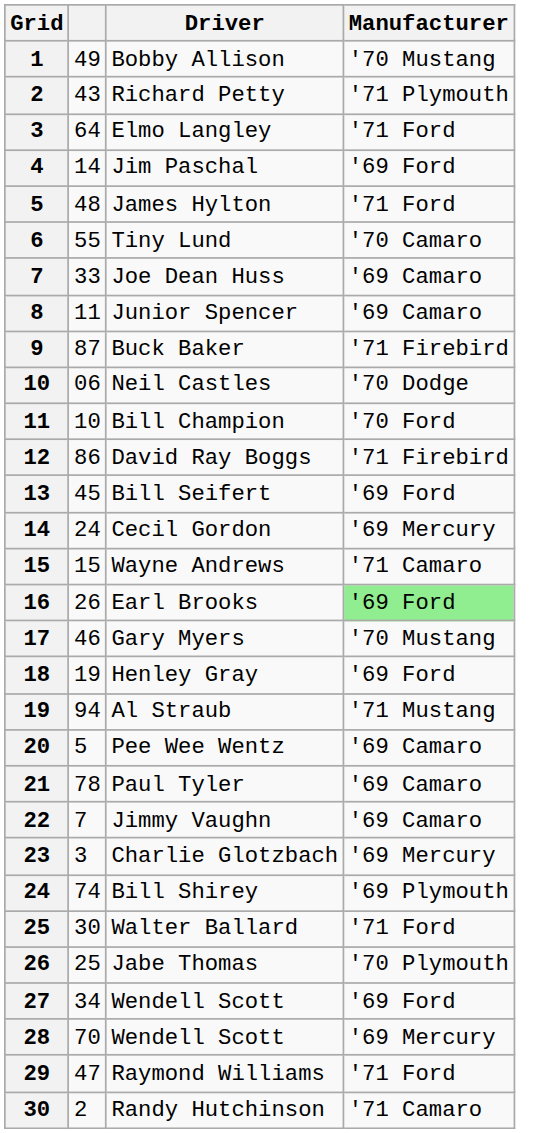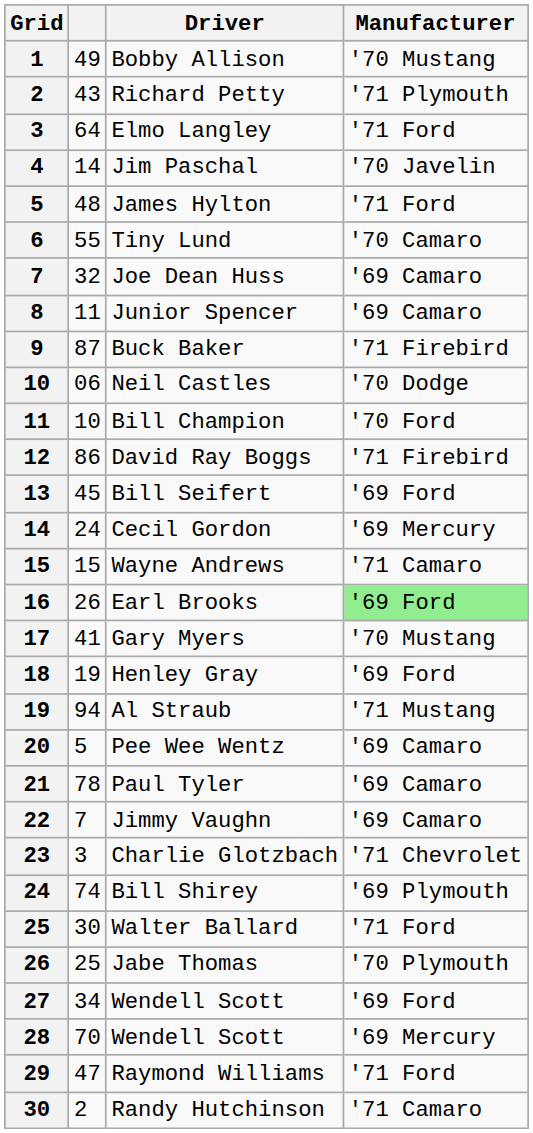(402, 168) '69 Ford -> (422, 168) '70 Javelin
(87, 277) 33 -> (87, 277) 32
(87, 639) 46 -> (87, 639) 41
(422, 856) '69 Mercury -> (435, 856) '71 Chevrolet
